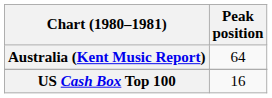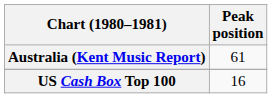(238, 57) 64 -> (238, 57) 61
